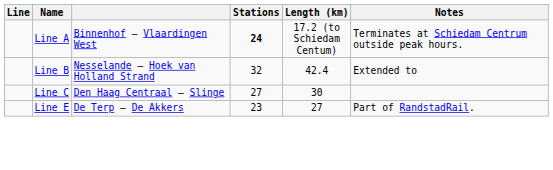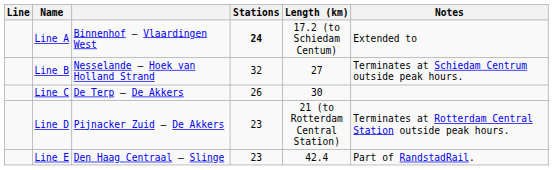(440, 39) Terminates at Schiedam Centrum outside peak hours. -> (385, 39) Extended to
(317, 71) 42.4 -> (317, 71) 27
(385, 71) Extended to -> (440, 71) Terminates at Schiedam Centrum outside peak hours.
(149, 93) Den Haag Centraal – Slinge -> (129, 93) De Terp – De Akkers
(256, 93) 27 -> (256, 93) 26
+ row: (52, 125)
(129, 108) De Terp – De Akkers -> (149, 157) Den Haag Centraal – Slinge
(317, 108) 27 -> (317, 157) 42.4
